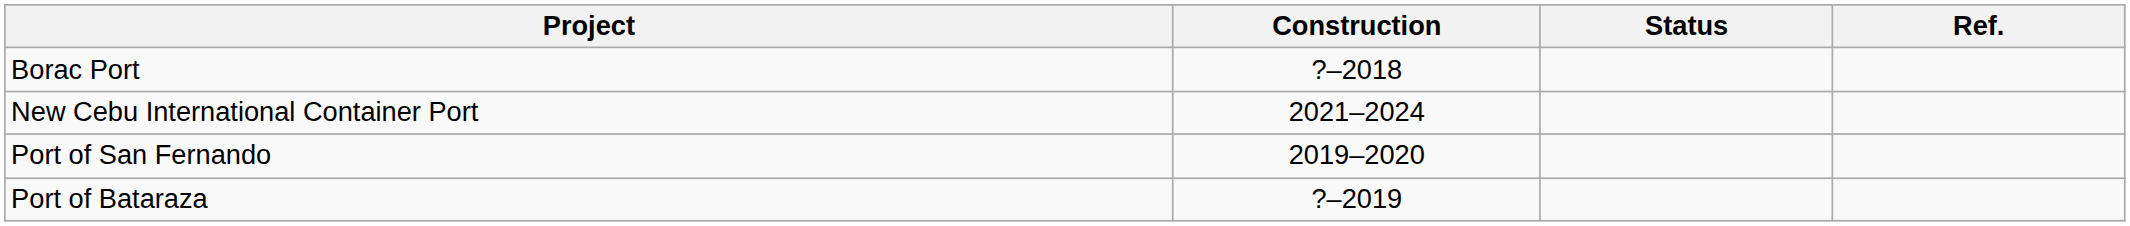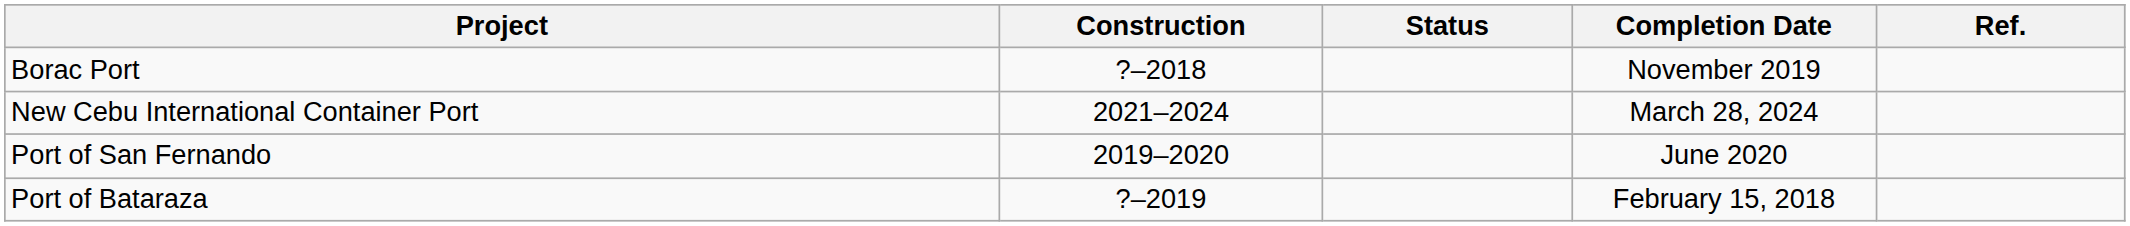+ column: (1724, 26)
